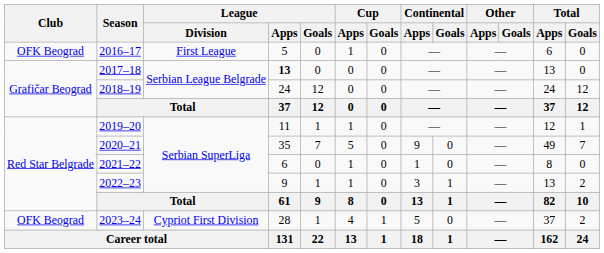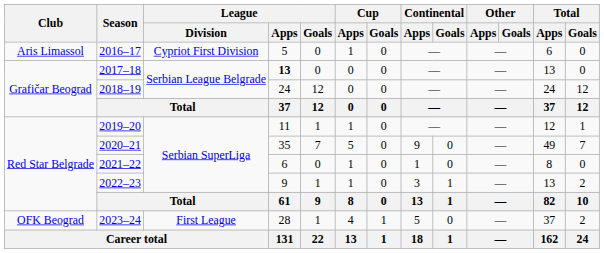(50, 51) OFK Beograd -> (50, 51) Aris Limassol
(206, 51) First League -> (206, 51) Cypriot First Division
(206, 220) Cypriot First Division -> (206, 220) First League
